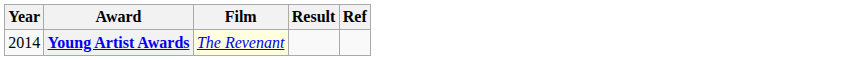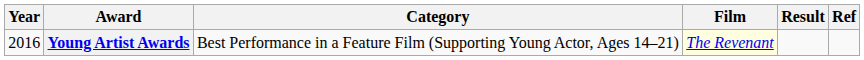+ column: (438, 17)
(24, 42) 2014 -> (24, 42) 2016
